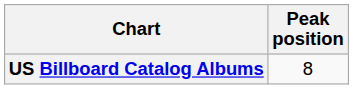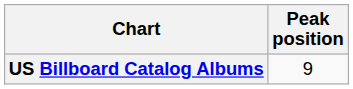(308, 68) 8 -> (308, 68) 9
